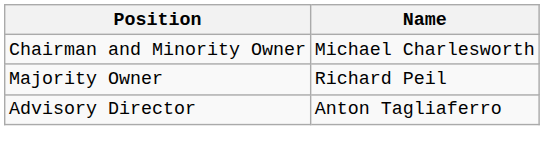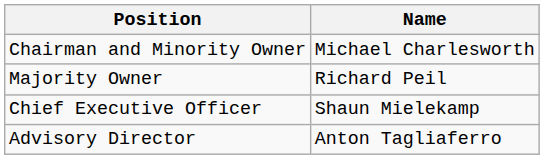+ row: (136, 109)
